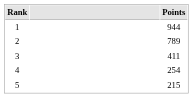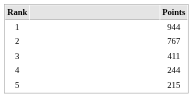(174, 41) 789 -> (174, 41) 767
(174, 70) 254 -> (174, 70) 244
